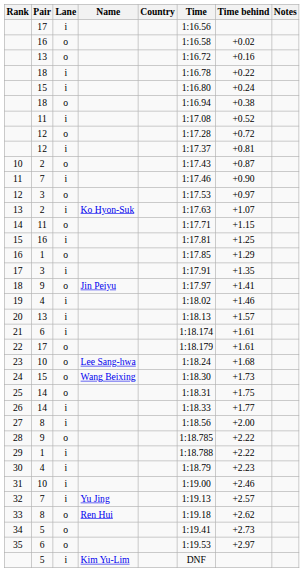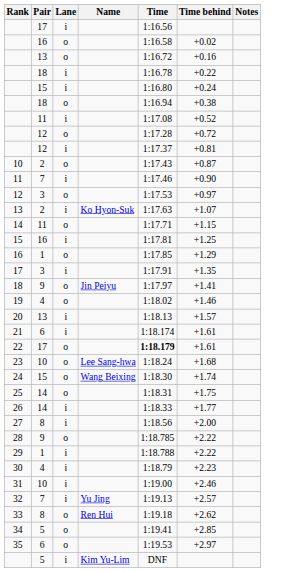- column: (158, 12)
(66, 301) i -> (66, 301) o
(196, 347) normal -> (157, 347) bold
(244, 377) +1.73 -> (205, 377) +1.74
(244, 529) +2.73 -> (205, 529) +2.85
